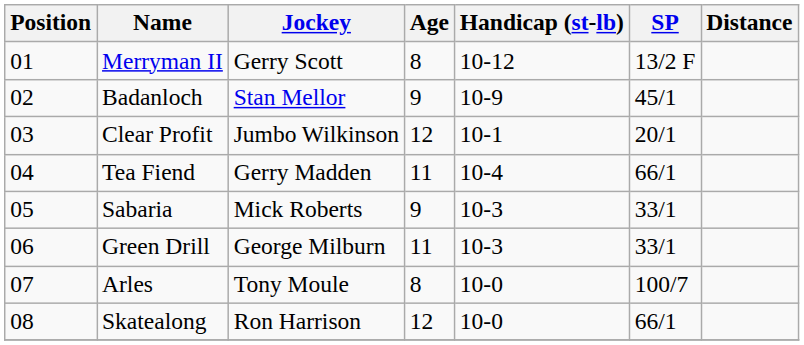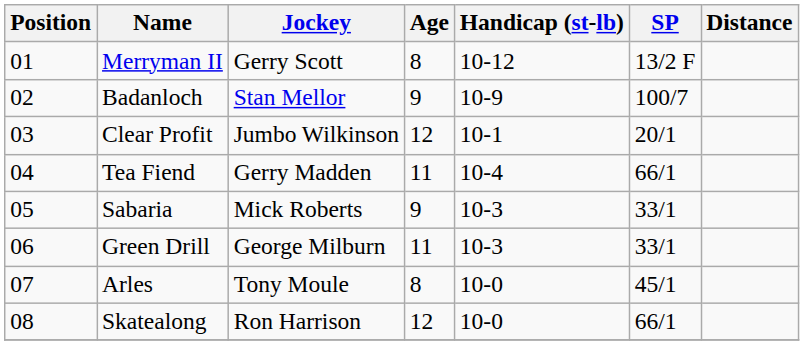(656, 97) 45/1 -> (661, 97) 100/7
(661, 284) 100/7 -> (656, 284) 45/1
